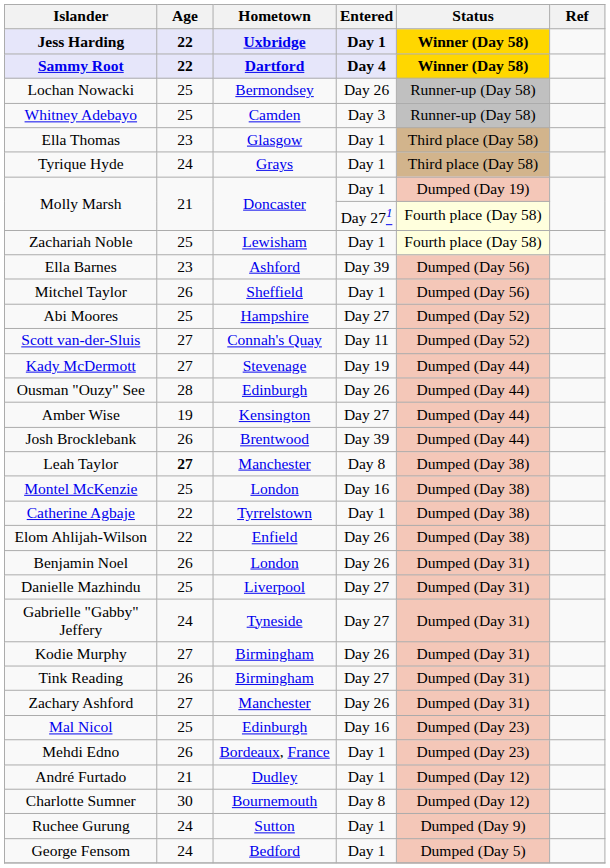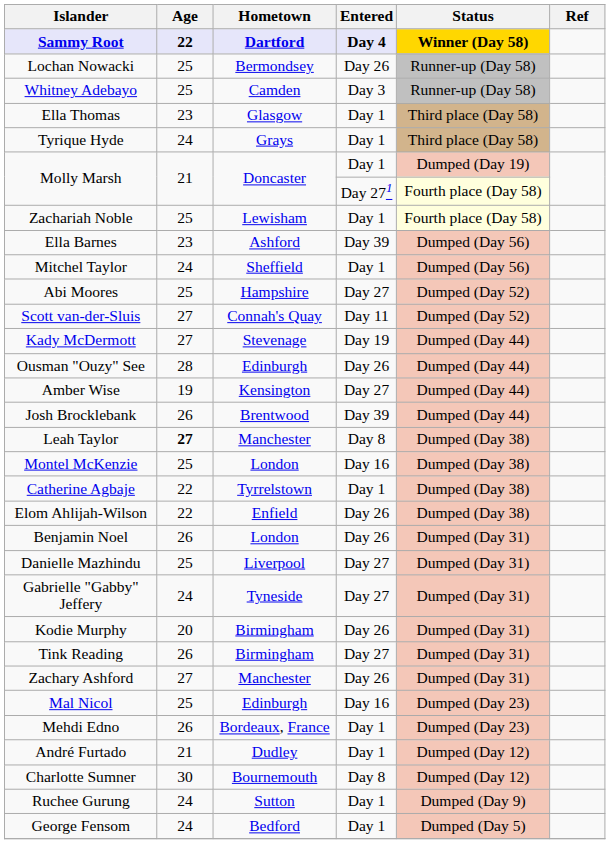- row: (81, 41)
(185, 291) 26 -> (185, 267) 24
(185, 653) 27 -> (185, 629) 20
